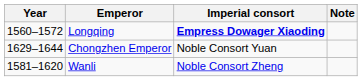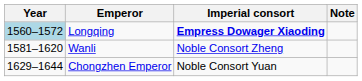(35, 31) no background -> (35, 31) lightblue background
rows swapped: (82, 66) <-> (120, 48)
